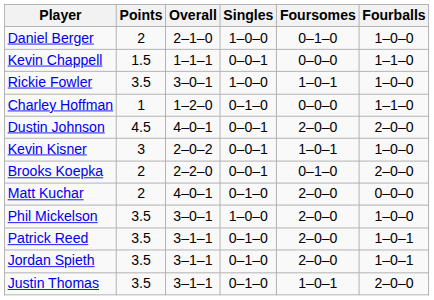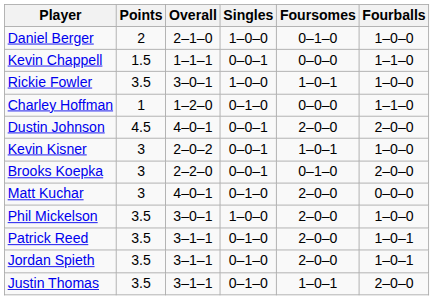(141, 171) 2 -> (141, 171) 3
(141, 194) 2 -> (141, 194) 3
